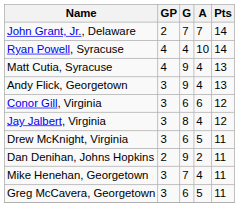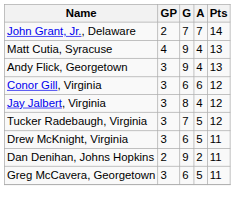- row: (65, 49)
+ row: (77, 121)
- row: (78, 175)
